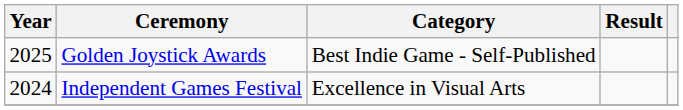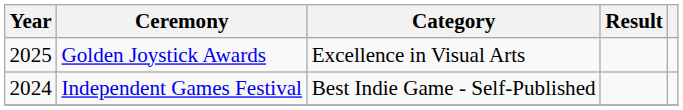(454, 54) Best Indie Game - Self-Published -> (419, 54) Excellence in Visual Arts
(419, 88) Excellence in Visual Arts -> (454, 88) Best Indie Game - Self-Published
